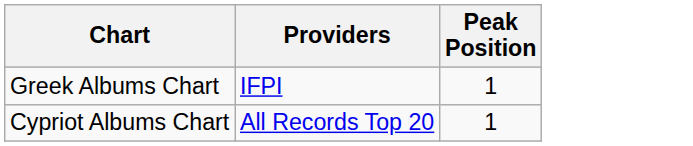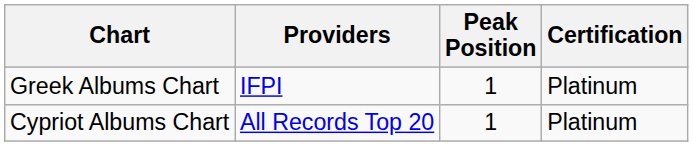+ column: (615, 35)
